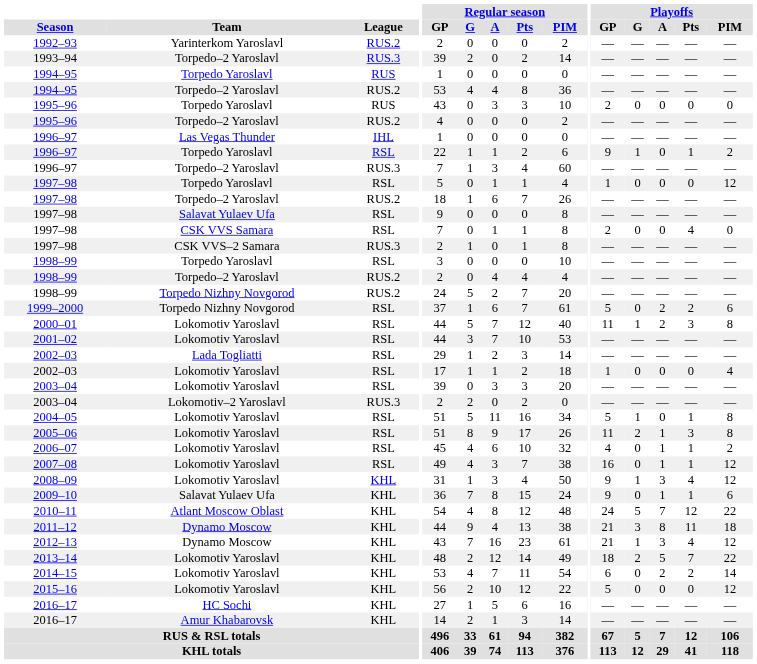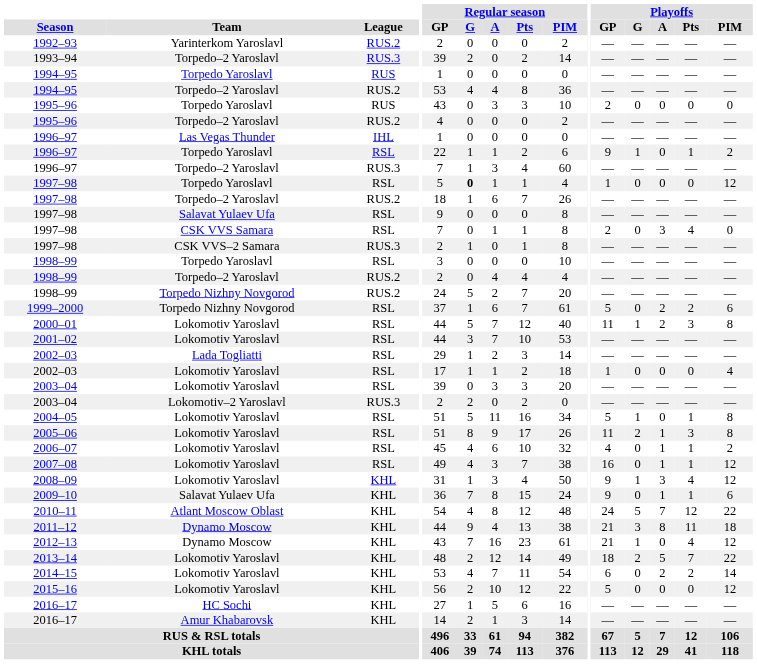(470, 183) normal -> (470, 183) bold
(662, 230) 0 -> (662, 230) 3
(662, 542) 3 -> (662, 542) 0
